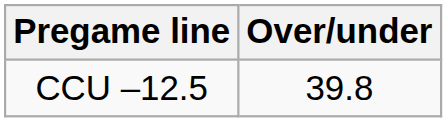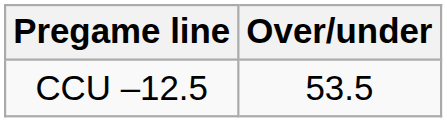(339, 87) 39.8 -> (339, 87) 53.5
